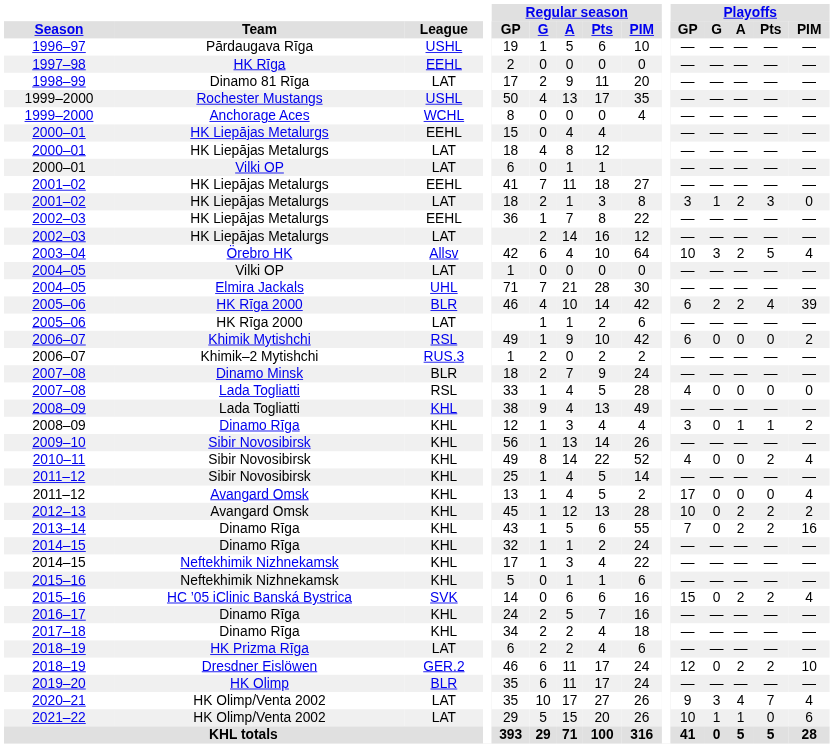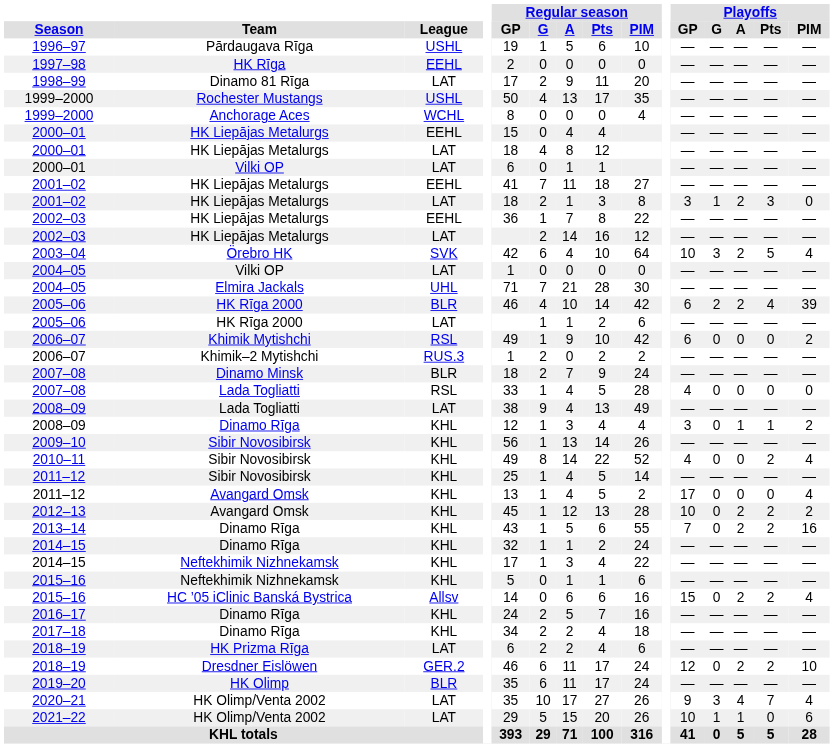(444, 253) Allsv -> (444, 253) SVK
(444, 408) KHL -> (444, 408) LAT
(444, 597) SVK -> (444, 597) Allsv
